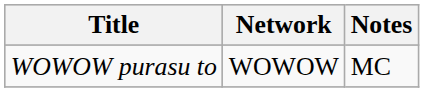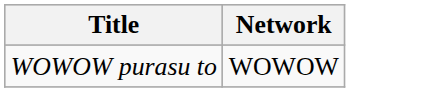- column: (381, 24)
